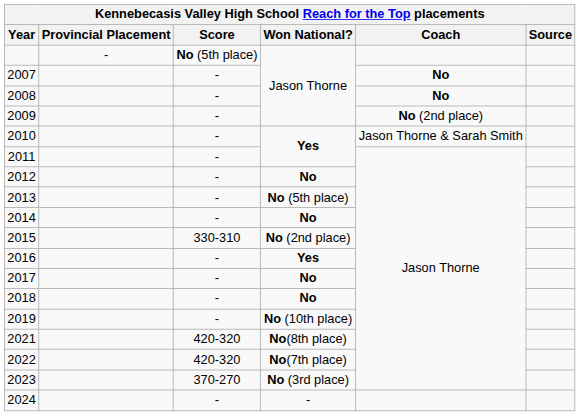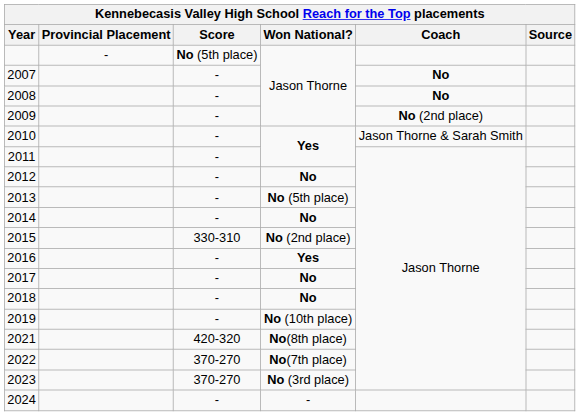(217, 359) 420-320 -> (217, 359) 370-270
